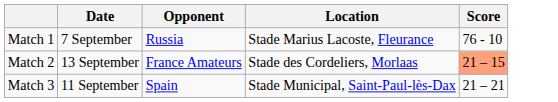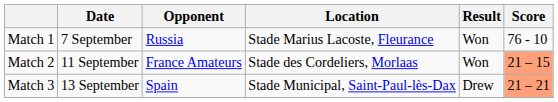+ column: (482, 16)
(100, 62) 13 September -> (100, 62) 11 September
(100, 86) 11 September -> (100, 86) 13 September
(484, 86) no background -> (529, 86) lightsalmon background
